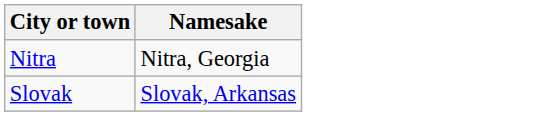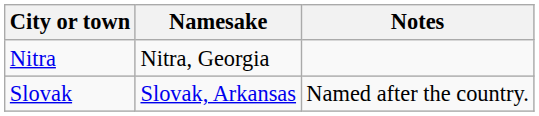+ column: (418, 22)
